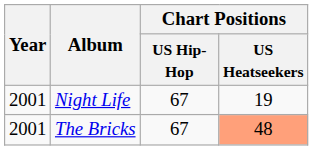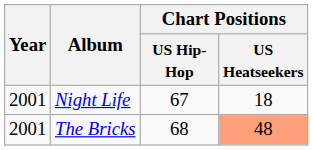(263, 99) 19 -> (263, 99) 18
(179, 129) 67 -> (179, 129) 68
